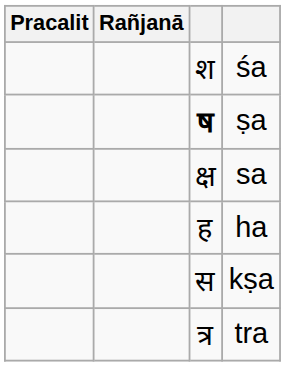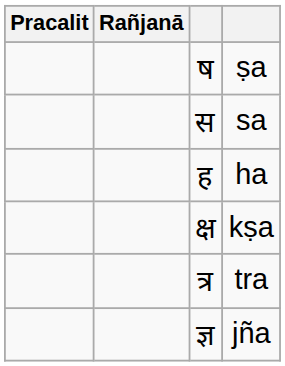- row: (251, 67)
(205, 122) bold -> (205, 69) normal
(205, 175) क्ष -> (205, 122) स
(205, 282) स -> (205, 229) क्ष
+ row: (251, 333)
